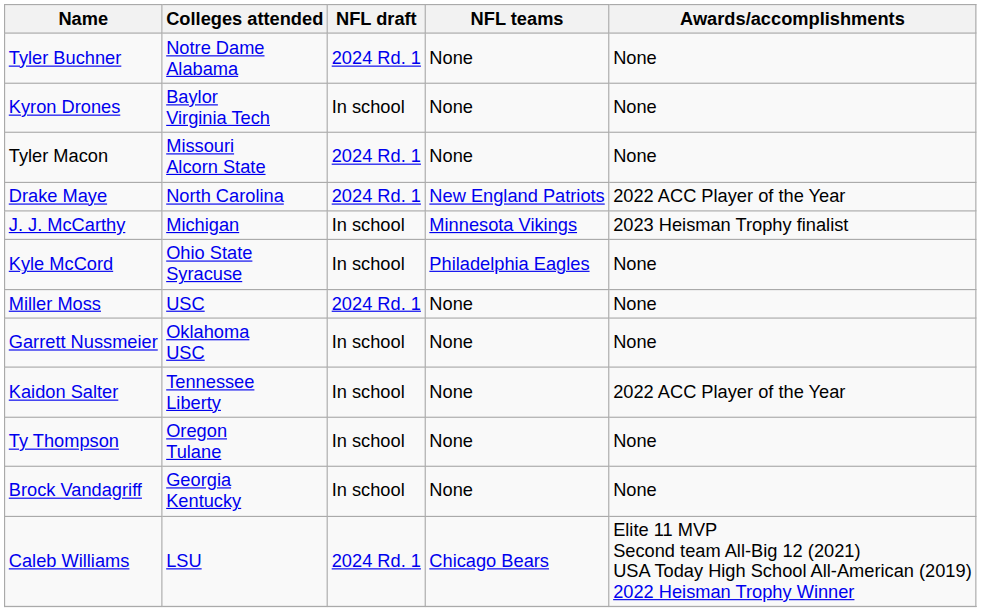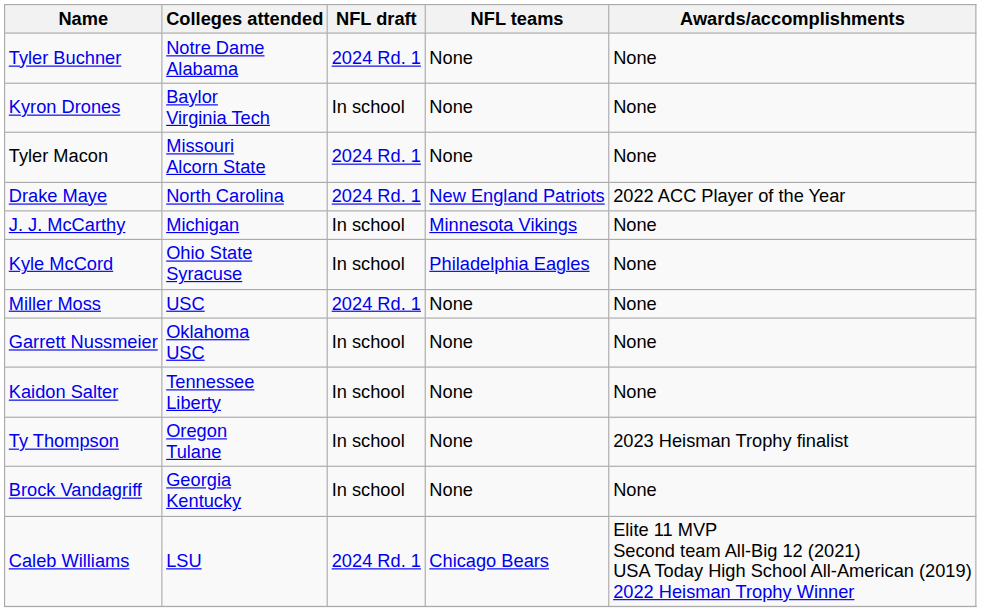(731, 225) 2023 Heisman Trophy finalist -> (635, 225) None
(729, 392) 2022 ACC Player of the Year -> (635, 392) None
(635, 441) None -> (731, 441) 2023 Heisman Trophy finalist
